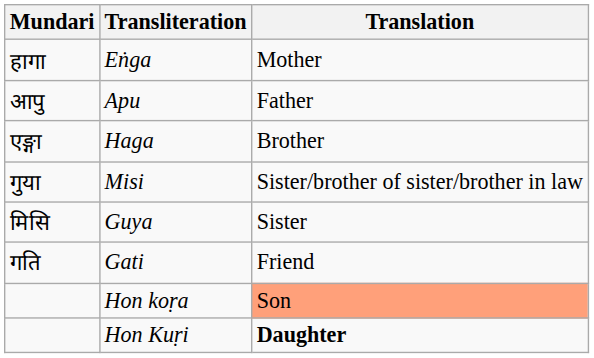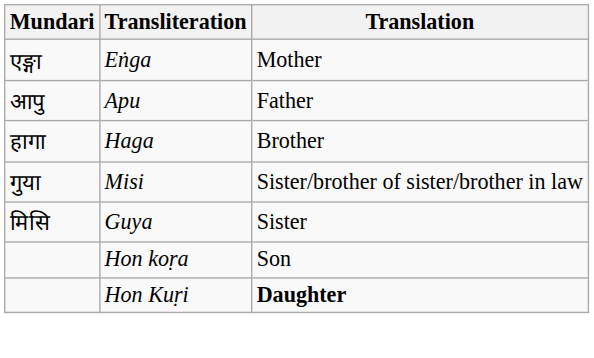(28, 61) हागा -> (26, 61) एङ्गा
(26, 142) एङ्गा -> (28, 142) हागा
- row: (124, 262)
(274, 300) lightsalmon background -> (274, 259) no background
